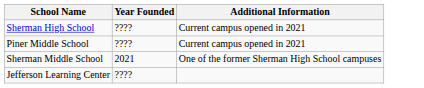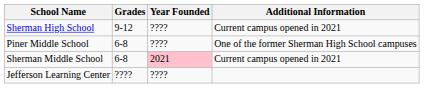+ column: (130, 12)
(242, 43) Current campus opened in 2021 -> (315, 43) One of the former Sherman High School campuses
(124, 59) no background -> (160, 59) pink background
(280, 59) One of the former Sherman High School campuses -> (278, 59) Current campus opened in 2021
